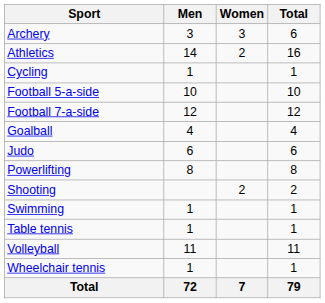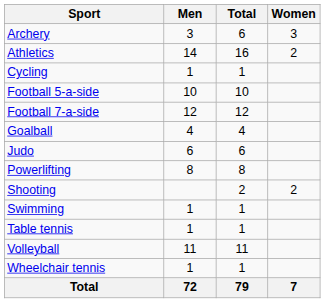columns swapped: (242, 14) <-> (294, 14)
